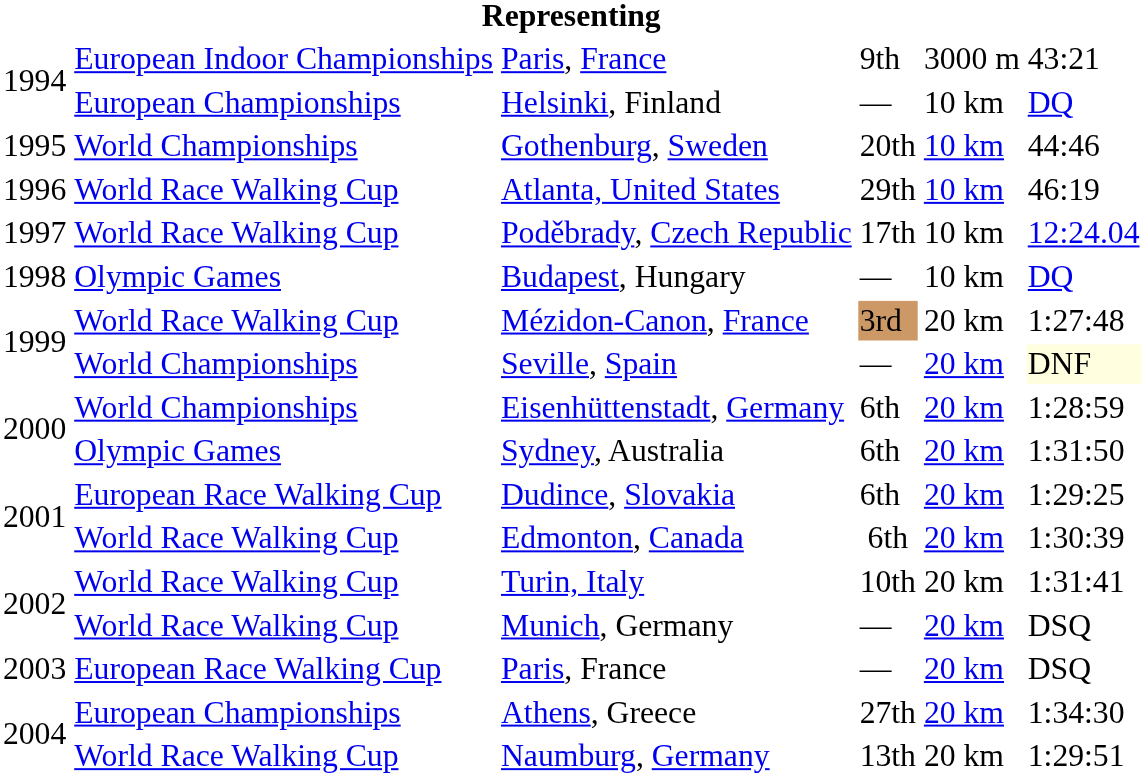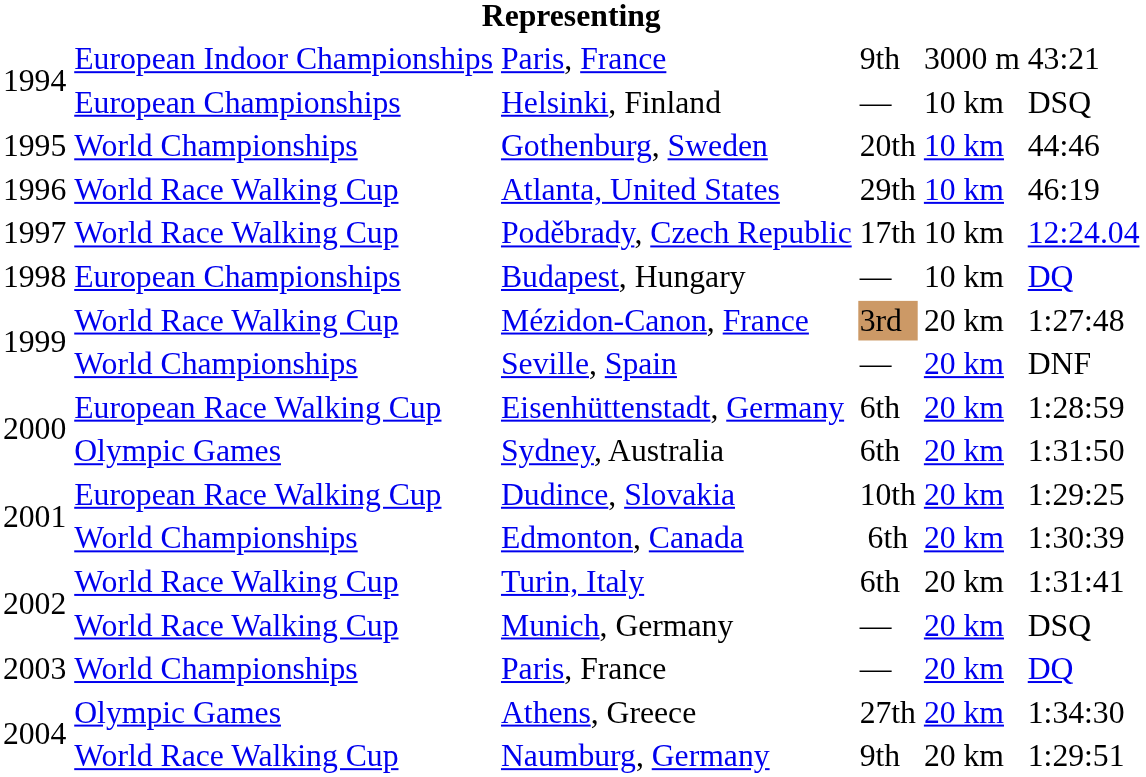(1051, 102) DQ -> (1059, 102) DSQ
(178, 276) Olympic Games -> (237, 276) European Championships
(1059, 363) lightyellow background -> (1059, 363) no background
(216, 407) World Championships -> (258, 407) European Race Walking Cup
(880, 494) 6th -> (888, 494) 10th
(236, 537) World Race Walking Cup -> (216, 537) World Championships
(888, 581) 10th -> (880, 581) 6th
(258, 668) European Race Walking Cup -> (216, 668) World Championships
(1059, 668) DSQ -> (1051, 668) DQ
(237, 712) European Championships -> (178, 712) Olympic Games
(888, 755) 13th -> (880, 755) 9th
